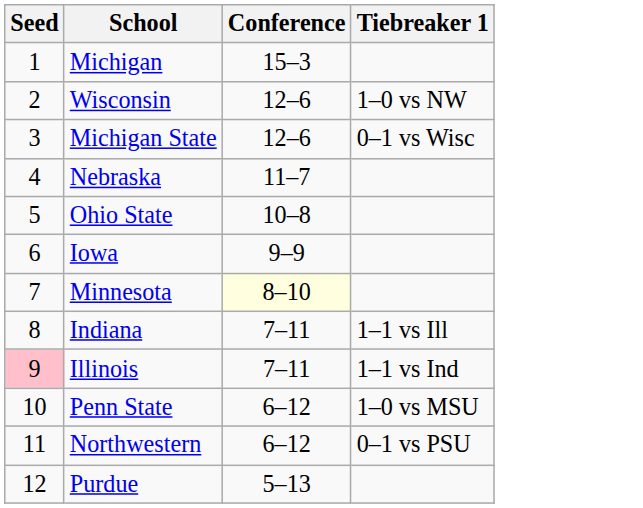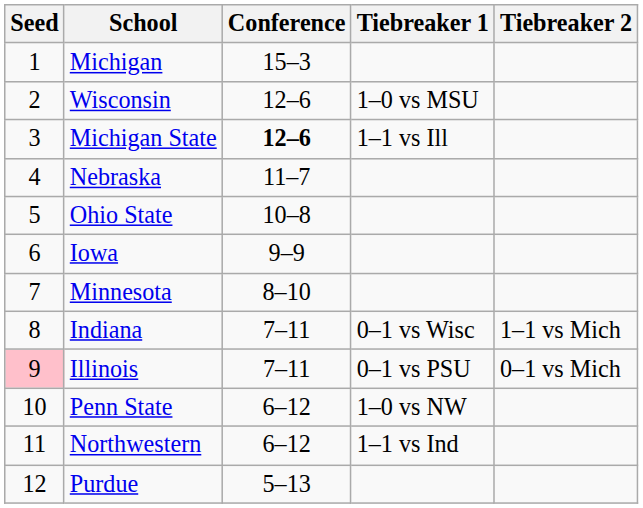+ column: (566, 23)
(412, 100) 1–0 vs NW -> (418, 100) 1–0 vs MSU
(287, 138) normal -> (287, 138) bold
(416, 138) 0–1 vs Wisc -> (402, 138) 1–1 vs Ill
(287, 291) lightyellow background -> (287, 291) no background
(402, 330) 1–1 vs Ill -> (416, 330) 0–1 vs Wisc
(408, 368) 1–1 vs Ind -> (414, 368) 0–1 vs PSU
(418, 406) 1–0 vs MSU -> (412, 406) 1–0 vs NW
(414, 445) 0–1 vs PSU -> (408, 445) 1–1 vs Ind
